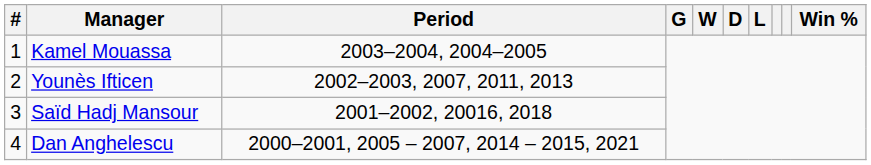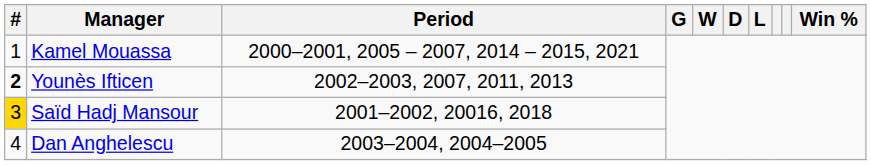(444, 50) 2003–2004, 2004–2005 -> (444, 50) 2000–2001, 2005 – 2007, 2014 – 2015, 2021
(16, 81) normal -> (16, 81) bold
(16, 112) no background -> (16, 112) gold background
(444, 143) 2000–2001, 2005 – 2007, 2014 – 2015, 2021 -> (444, 143) 2003–2004, 2004–2005
